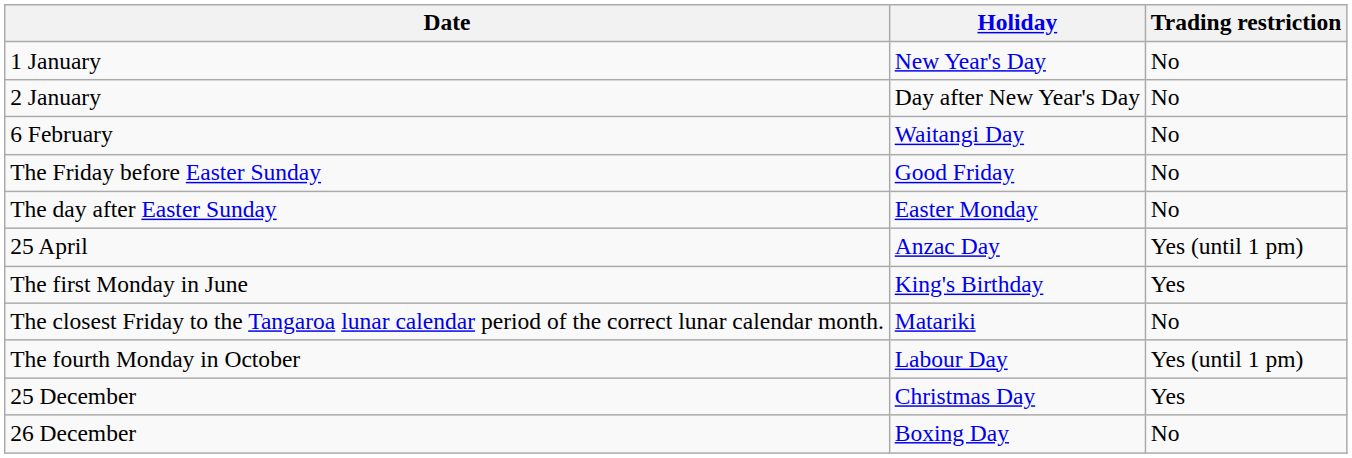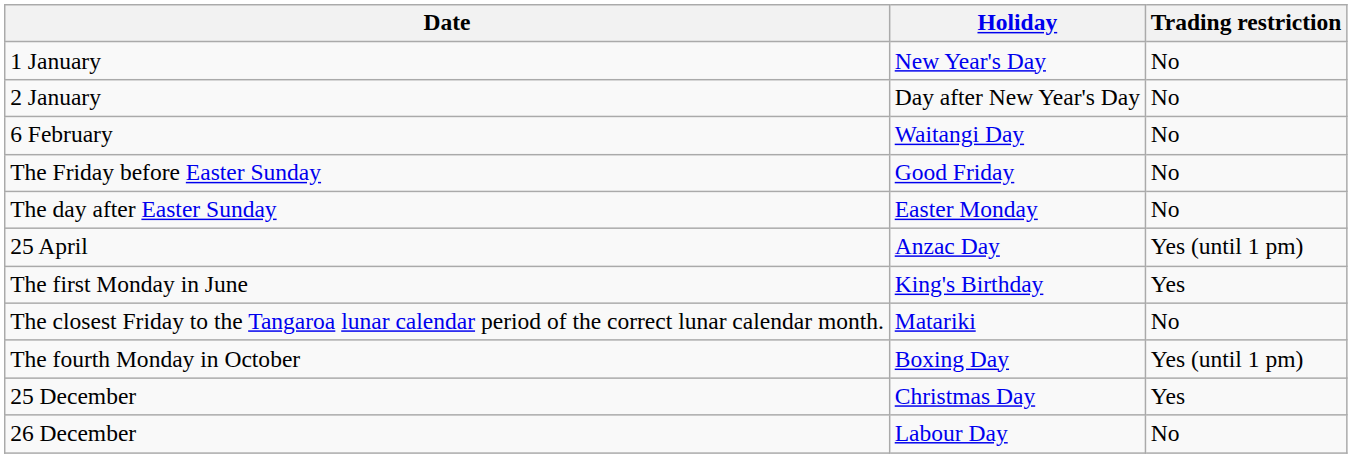(951, 358) Labour Day -> (952, 358) Boxing Day
(952, 433) Boxing Day -> (951, 433) Labour Day
